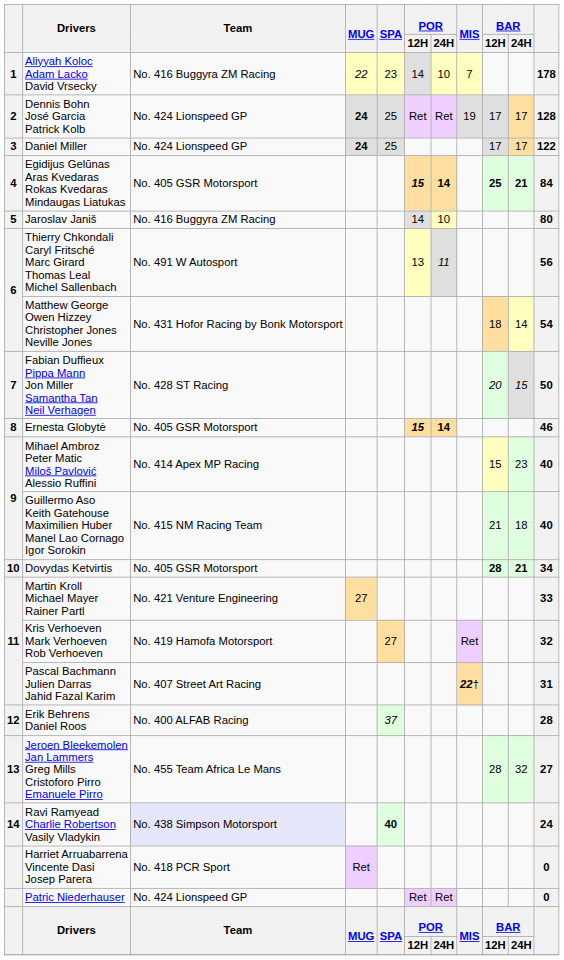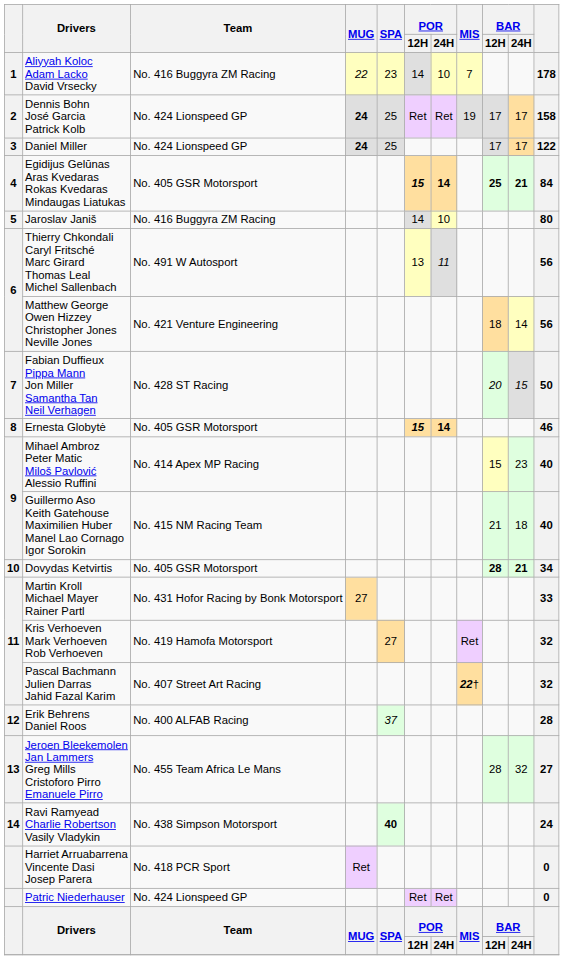(546, 116) 128 -> (546, 116) 158
(238, 323) No. 431 Hofor Racing by Bonk Motorsport -> (206, 323) No. 421 Venture Engineering
(546, 323) 54 -> (546, 323) 56
(206, 598) No. 421 Venture Engineering -> (238, 598) No. 431 Hofor Racing by Bonk Motorsport
(546, 684) 31 -> (546, 684) 32
(205, 824) lavender background -> (205, 824) no background
